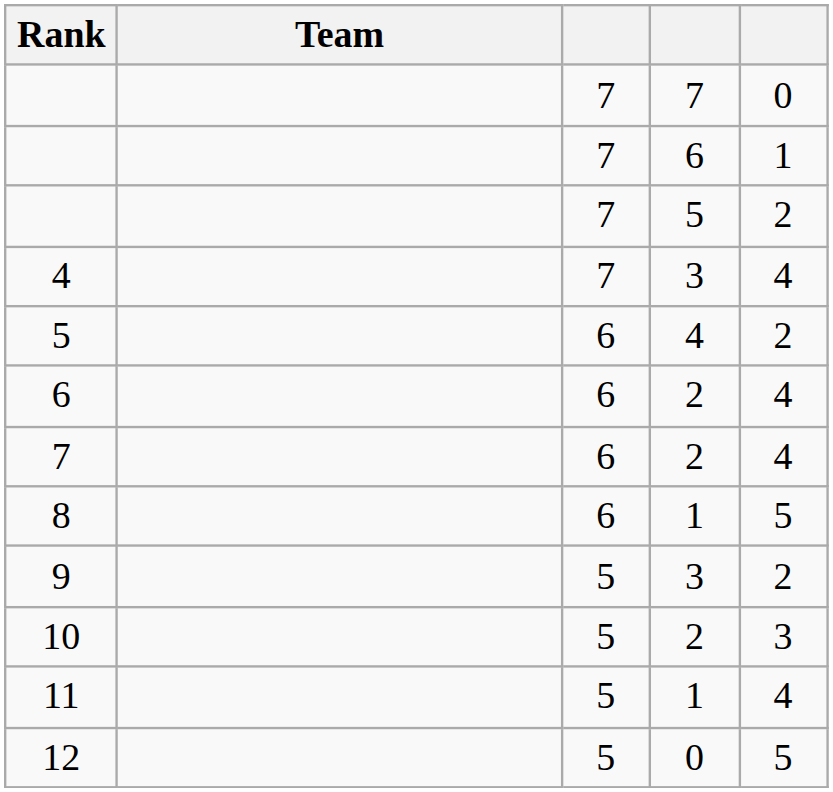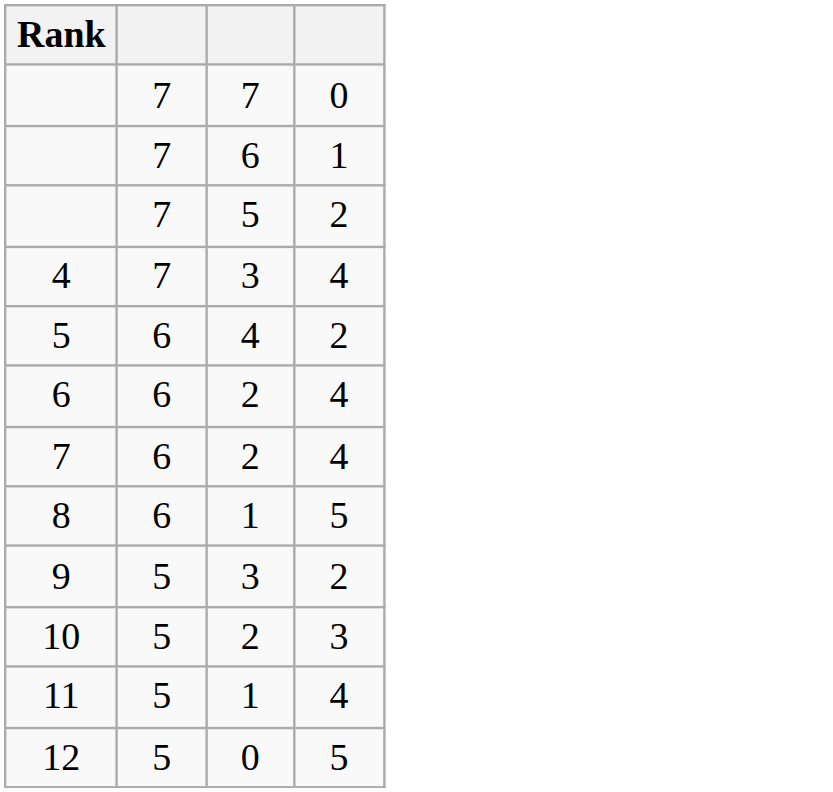- column: (339, 34)
